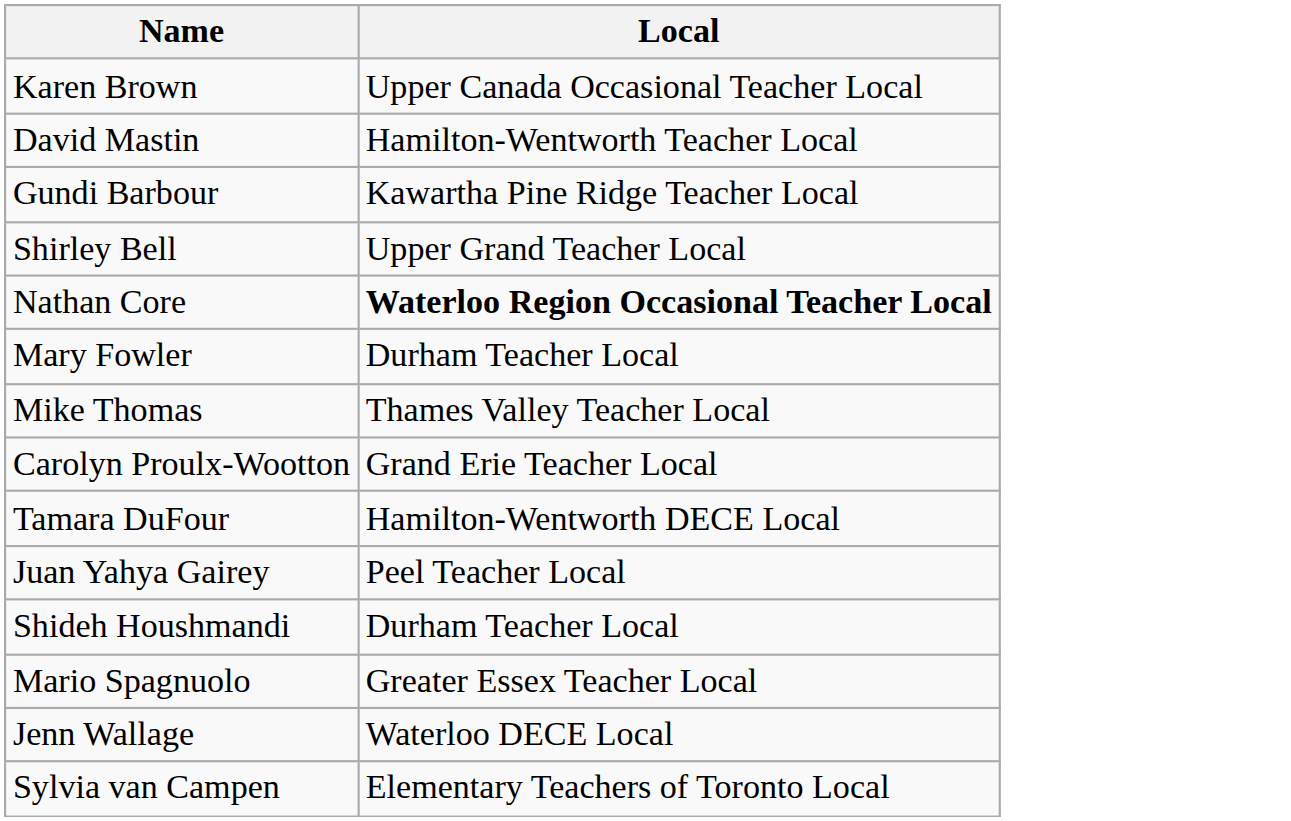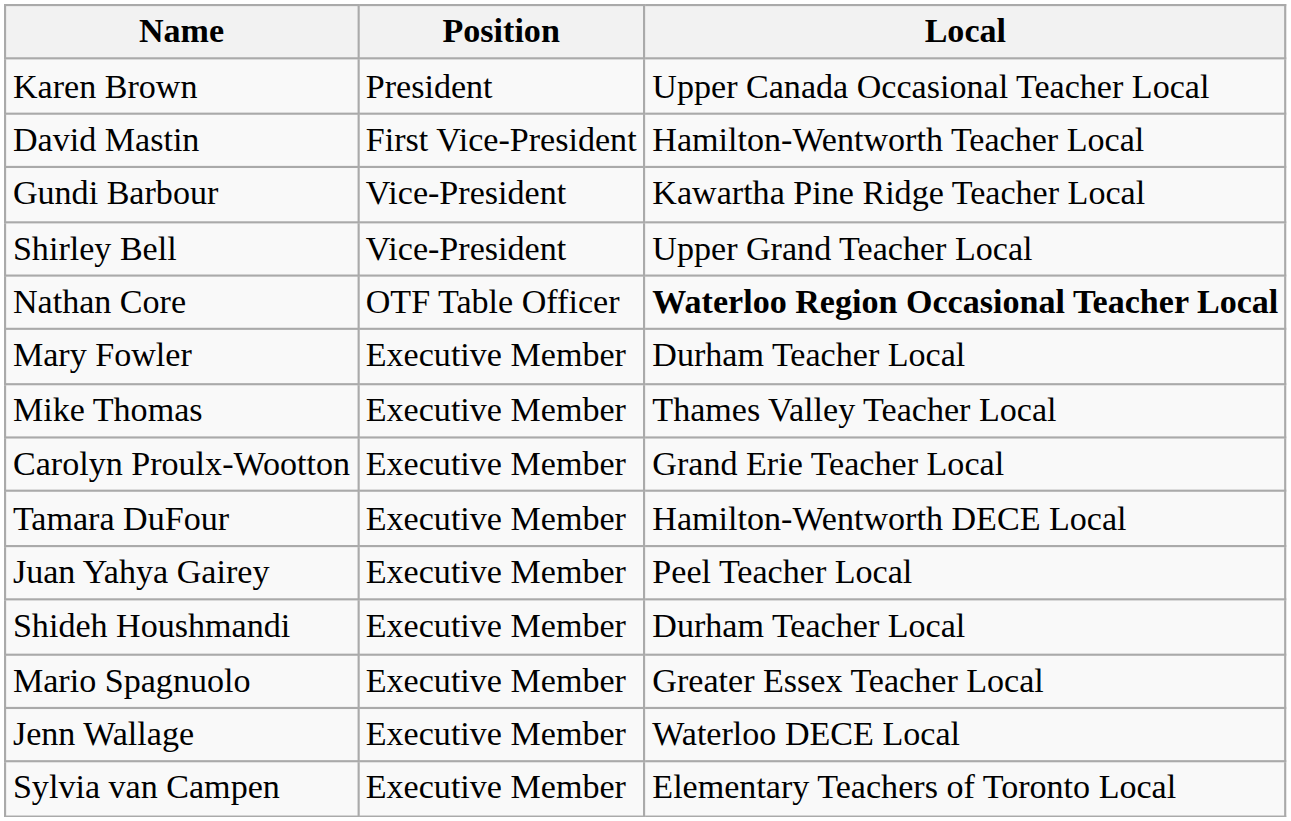+ column: (501, 31)
